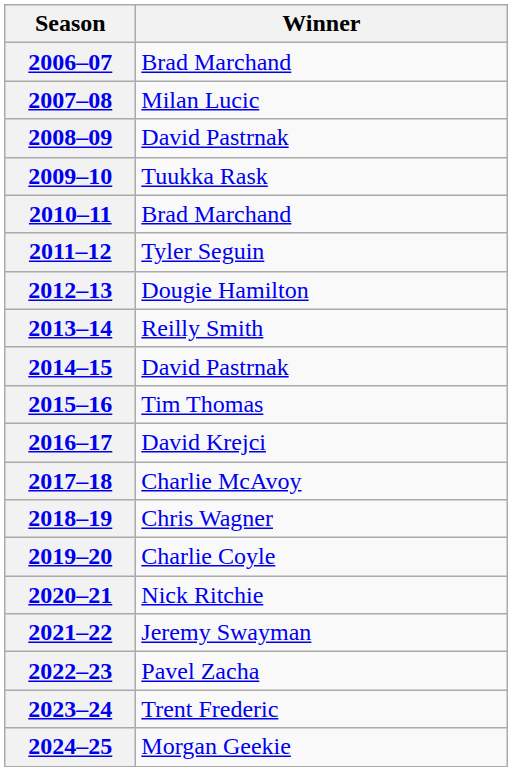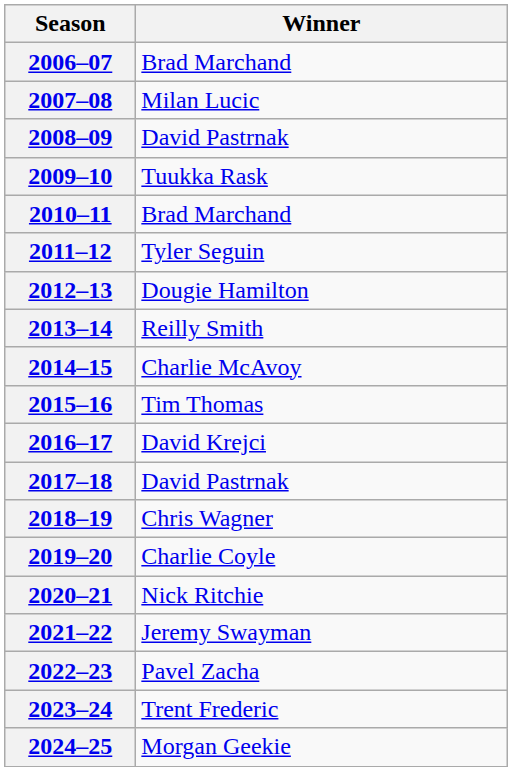(215, 366) David Pastrnak -> (221, 366) Charlie McAvoy
(221, 480) Charlie McAvoy -> (215, 480) David Pastrnak
